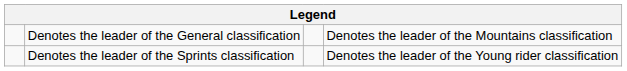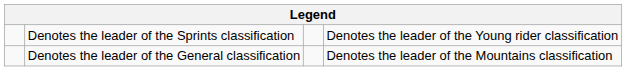rows swapped: (164, 35) <-> (161, 55)
